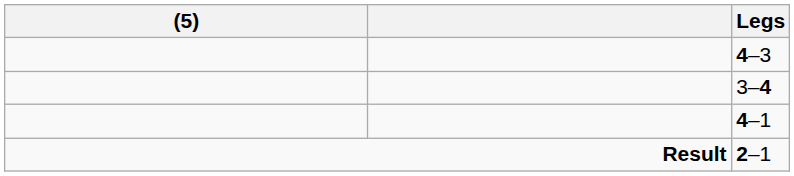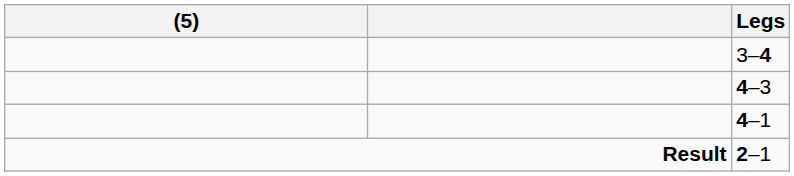rows swapped: (754, 54) <-> (754, 87)
